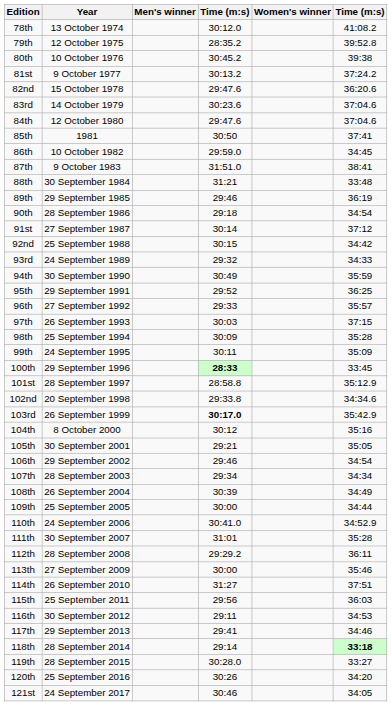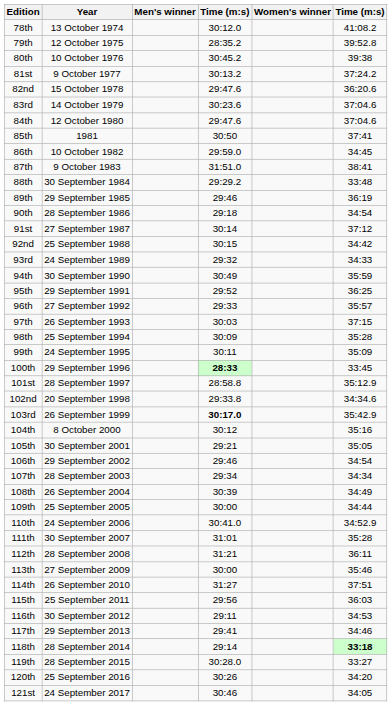(225, 182) 31:21 -> (225, 182) 29:29.2
(225, 553) 29:29.2 -> (225, 553) 31:21
